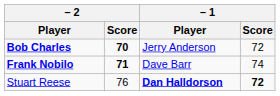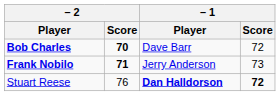(179, 47) Jerry Anderson -> (167, 47) Dave Barr
(167, 64) Dave Barr -> (179, 64) Jerry Anderson
(258, 64) 74 -> (258, 64) 73
